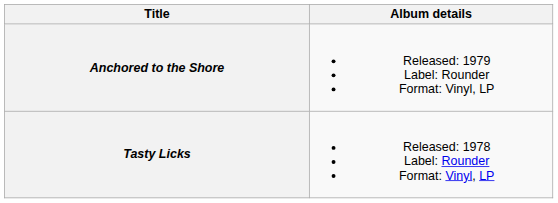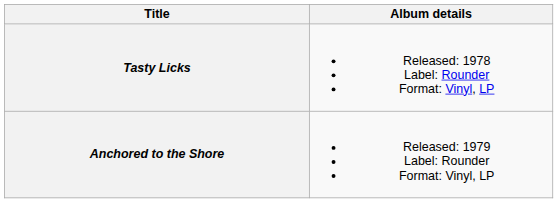rows swapped: (157, 154) <-> (157, 67)
